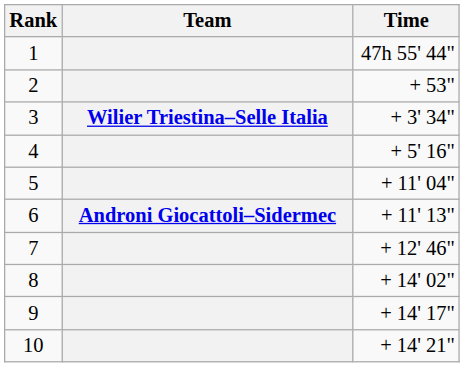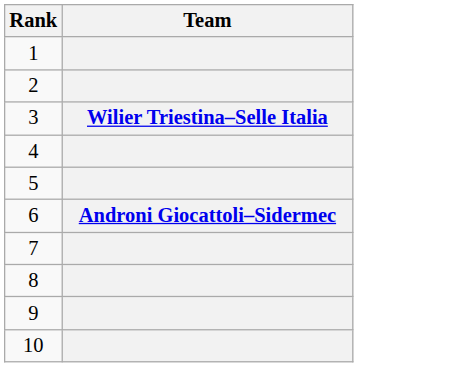- column: (406, 20)
